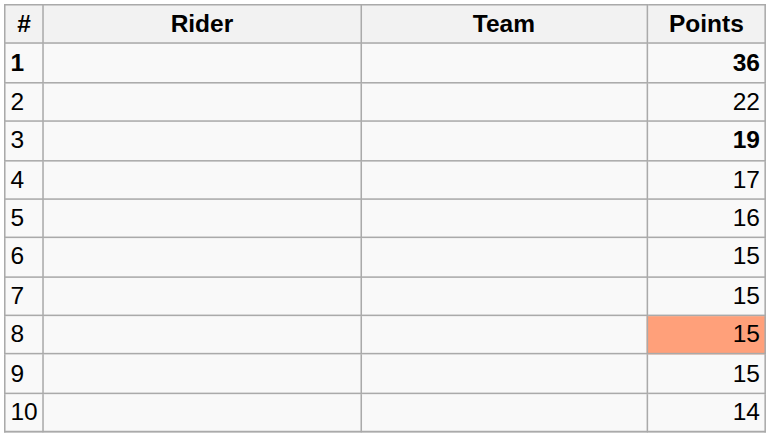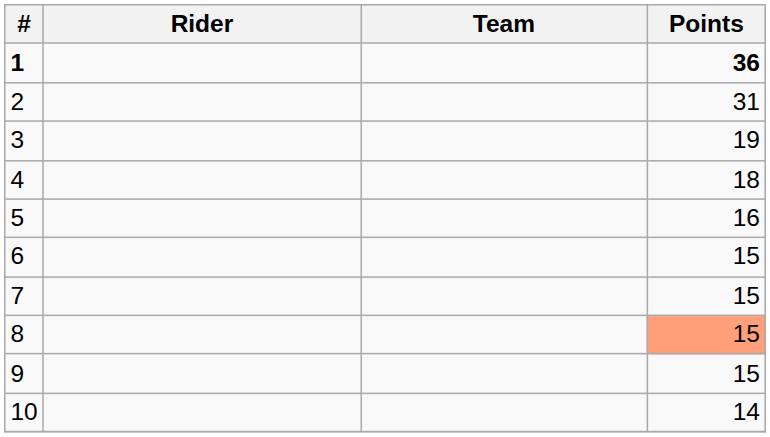(746, 101) 22 -> (746, 101) 31
(746, 140) bold -> (746, 140) normal
(746, 179) 17 -> (746, 179) 18
